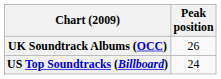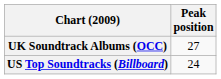(194, 45) 26 -> (194, 45) 27
